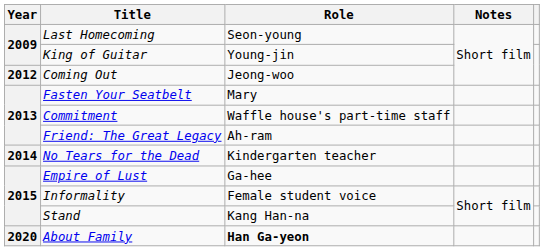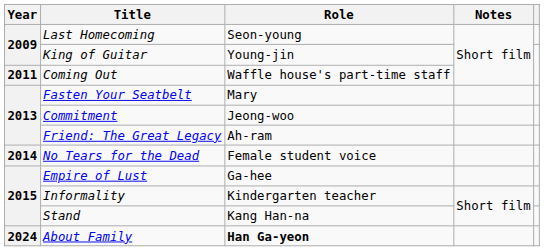(22, 75) 2012 -> (22, 75) 2011
(261, 75) Jeong-woo -> (339, 75) Waffle house's part-time staff
(339, 115) Waffle house's part-time staff -> (261, 115) Jeong-woo
(302, 155) Kindergarten teacher -> (302, 155) Female student voice
(302, 196) Female student voice -> (302, 196) Kindergarten teacher
(22, 236) 2020 -> (22, 236) 2024
